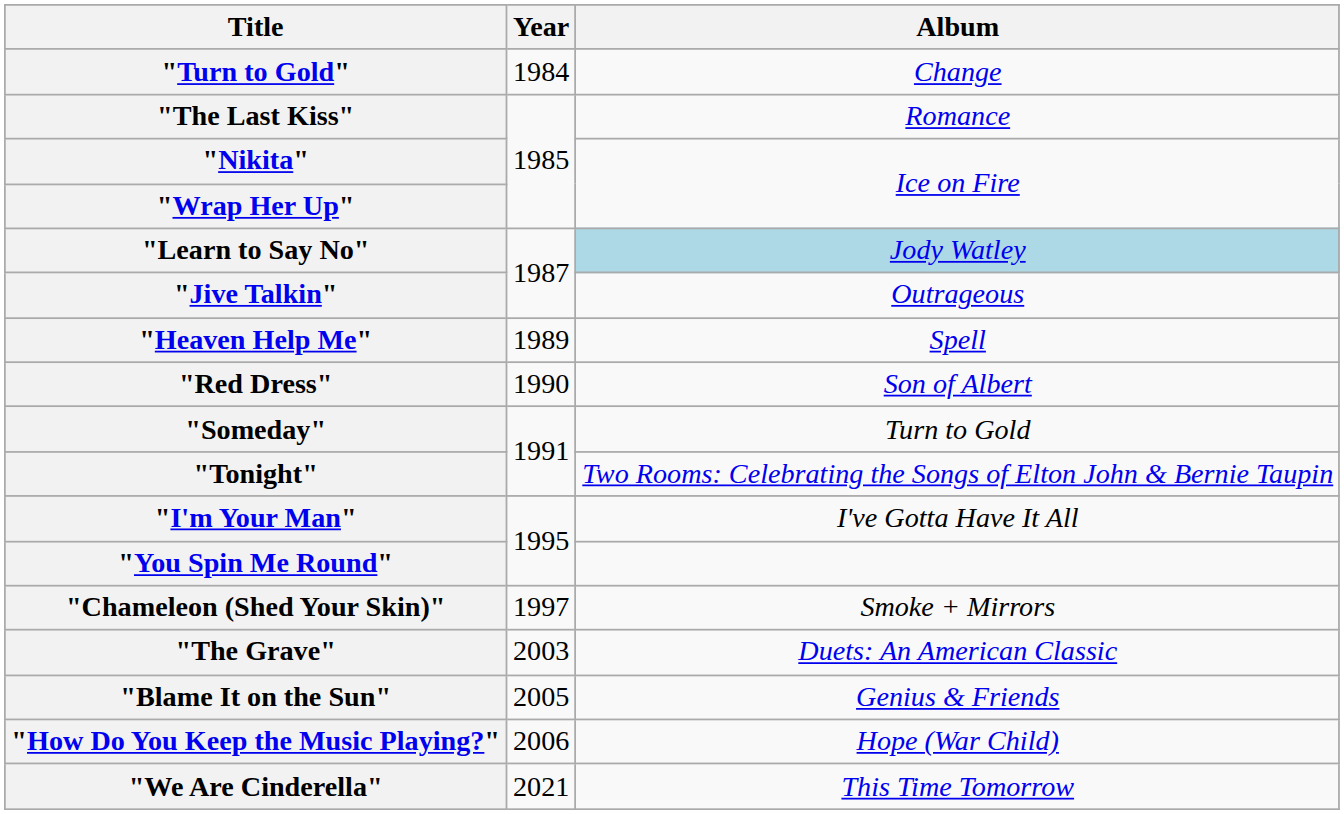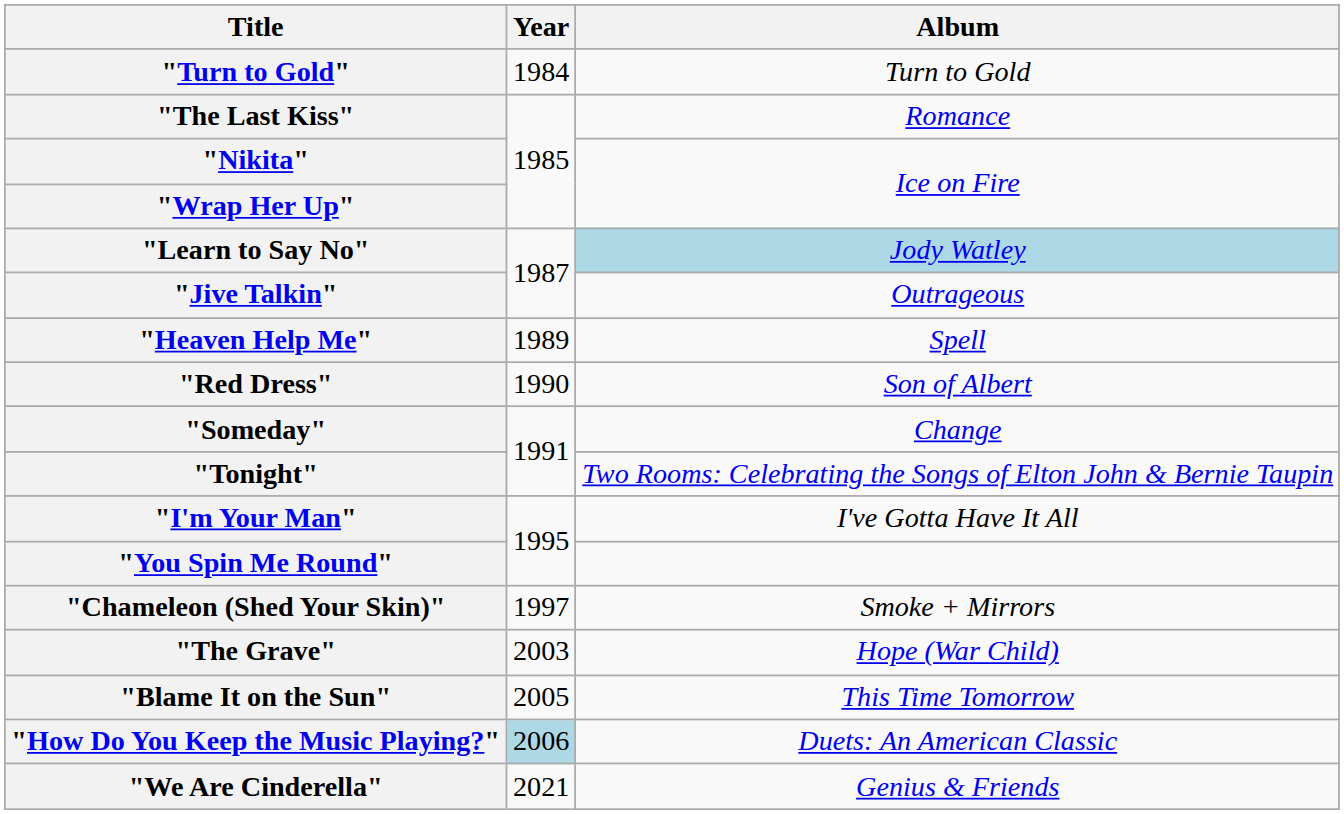(958, 71) Change -> (958, 71) Turn to Gold
(958, 428) Turn to Gold -> (958, 428) Change
(958, 652) Duets: An American Classic -> (958, 652) Hope (War Child)
(958, 696) Genius & Friends -> (958, 696) This Time Tomorrow
(541, 741) no background -> (541, 741) lightblue background
(958, 741) Hope (War Child) -> (958, 741) Duets: An American Classic
(958, 786) This Time Tomorrow -> (958, 786) Genius & Friends
